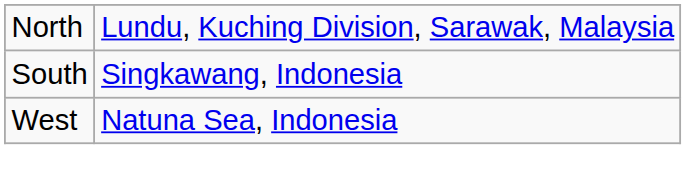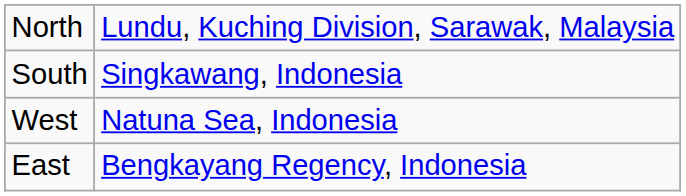+ row: (41, 166)
